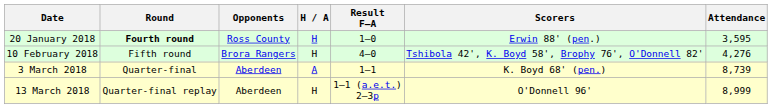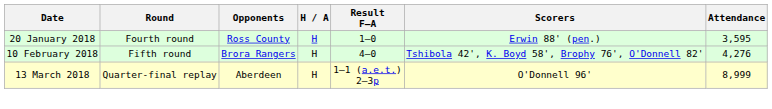(160, 39) bold -> (160, 39) normal
- row: (52, 69)
